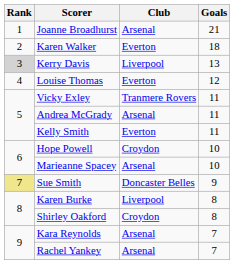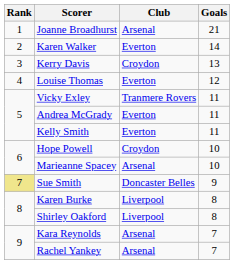(214, 47) 18 -> (214, 47) 14
(19, 64) lightgrey background -> (19, 64) no background
(143, 64) Liverpool -> (141, 64) Croydon
(138, 115) Arsenal -> (139, 115) Everton
(141, 217) Croydon -> (143, 217) Liverpool
